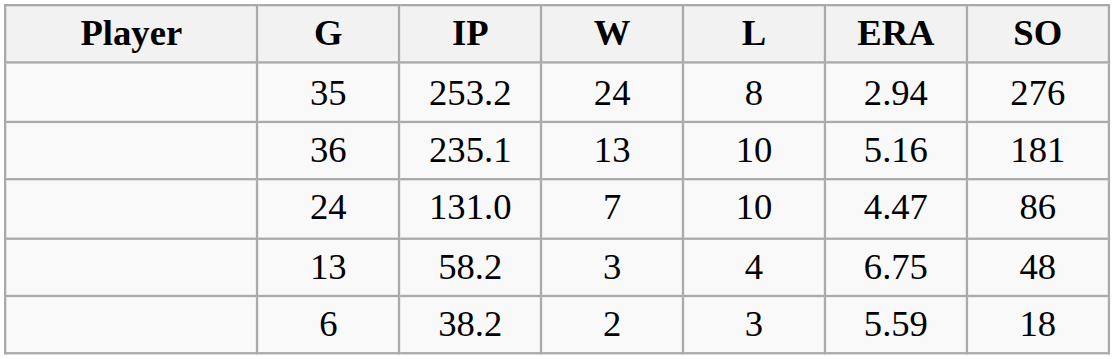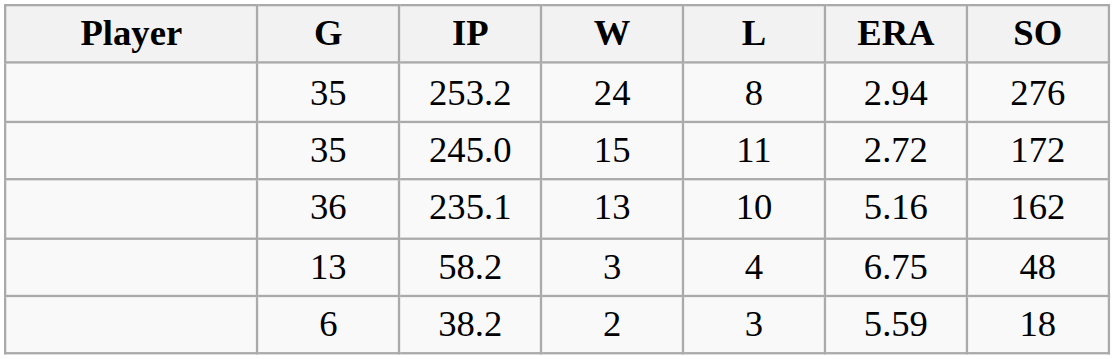+ row: (470, 149)
(1038, 149) 181 -> (1038, 207) 162
- row: (470, 207)
